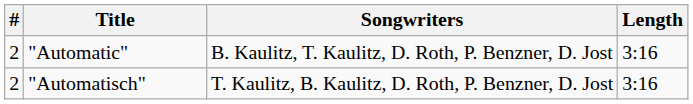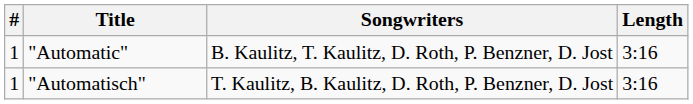(14, 51) 2 -> (14, 51) 1
(14, 83) 2 -> (14, 83) 1
